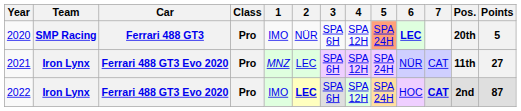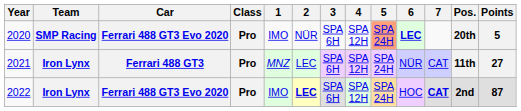(165, 35) Ferrari 488 GT3 -> (165, 35) Ferrari 488 GT3 Evo 2020
(165, 63) Ferrari 488 GT3 Evo 2020 -> (165, 63) Ferrari 488 GT3
